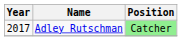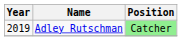(18, 28) 2017 -> (18, 28) 2019
